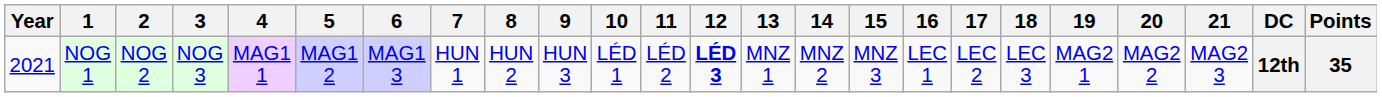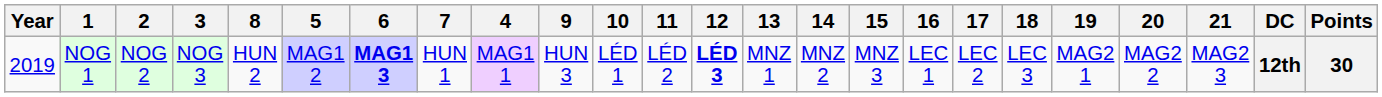columns swapped: (262, 20) <-> (511, 20)
(32, 64) 2021 -> (32, 64) 2019
(397, 64) normal -> (384, 64) bold
(1341, 64) 35 -> (1342, 64) 30
